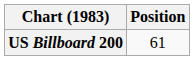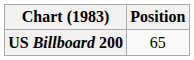(158, 42) 61 -> (158, 42) 65
